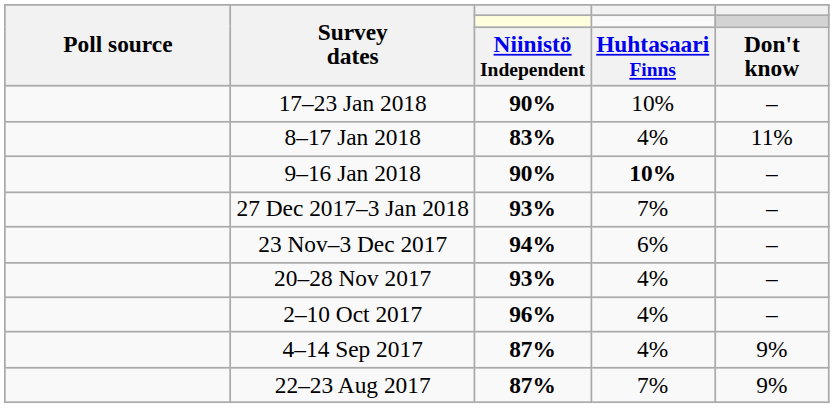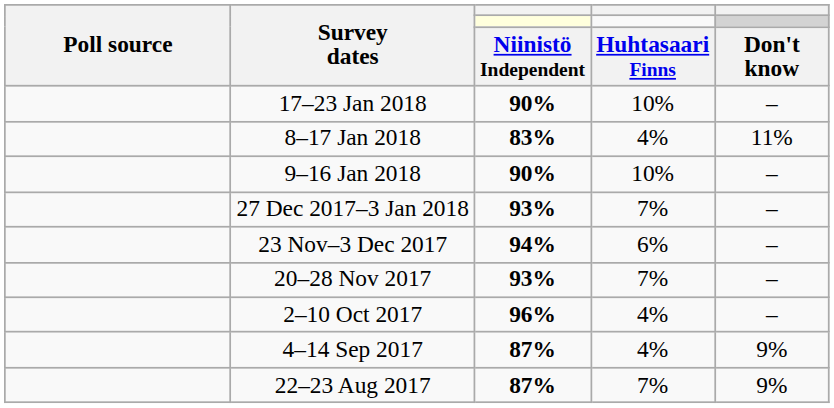(653, 173) bold -> (653, 173) normal
(653, 278) 4% -> (653, 278) 7%
